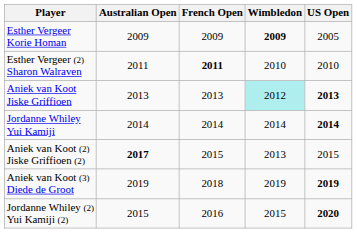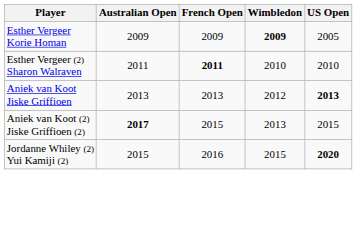(275, 95) paleturquoise background -> (275, 95) no background
- row: (44, 124)
- row: (48, 183)
